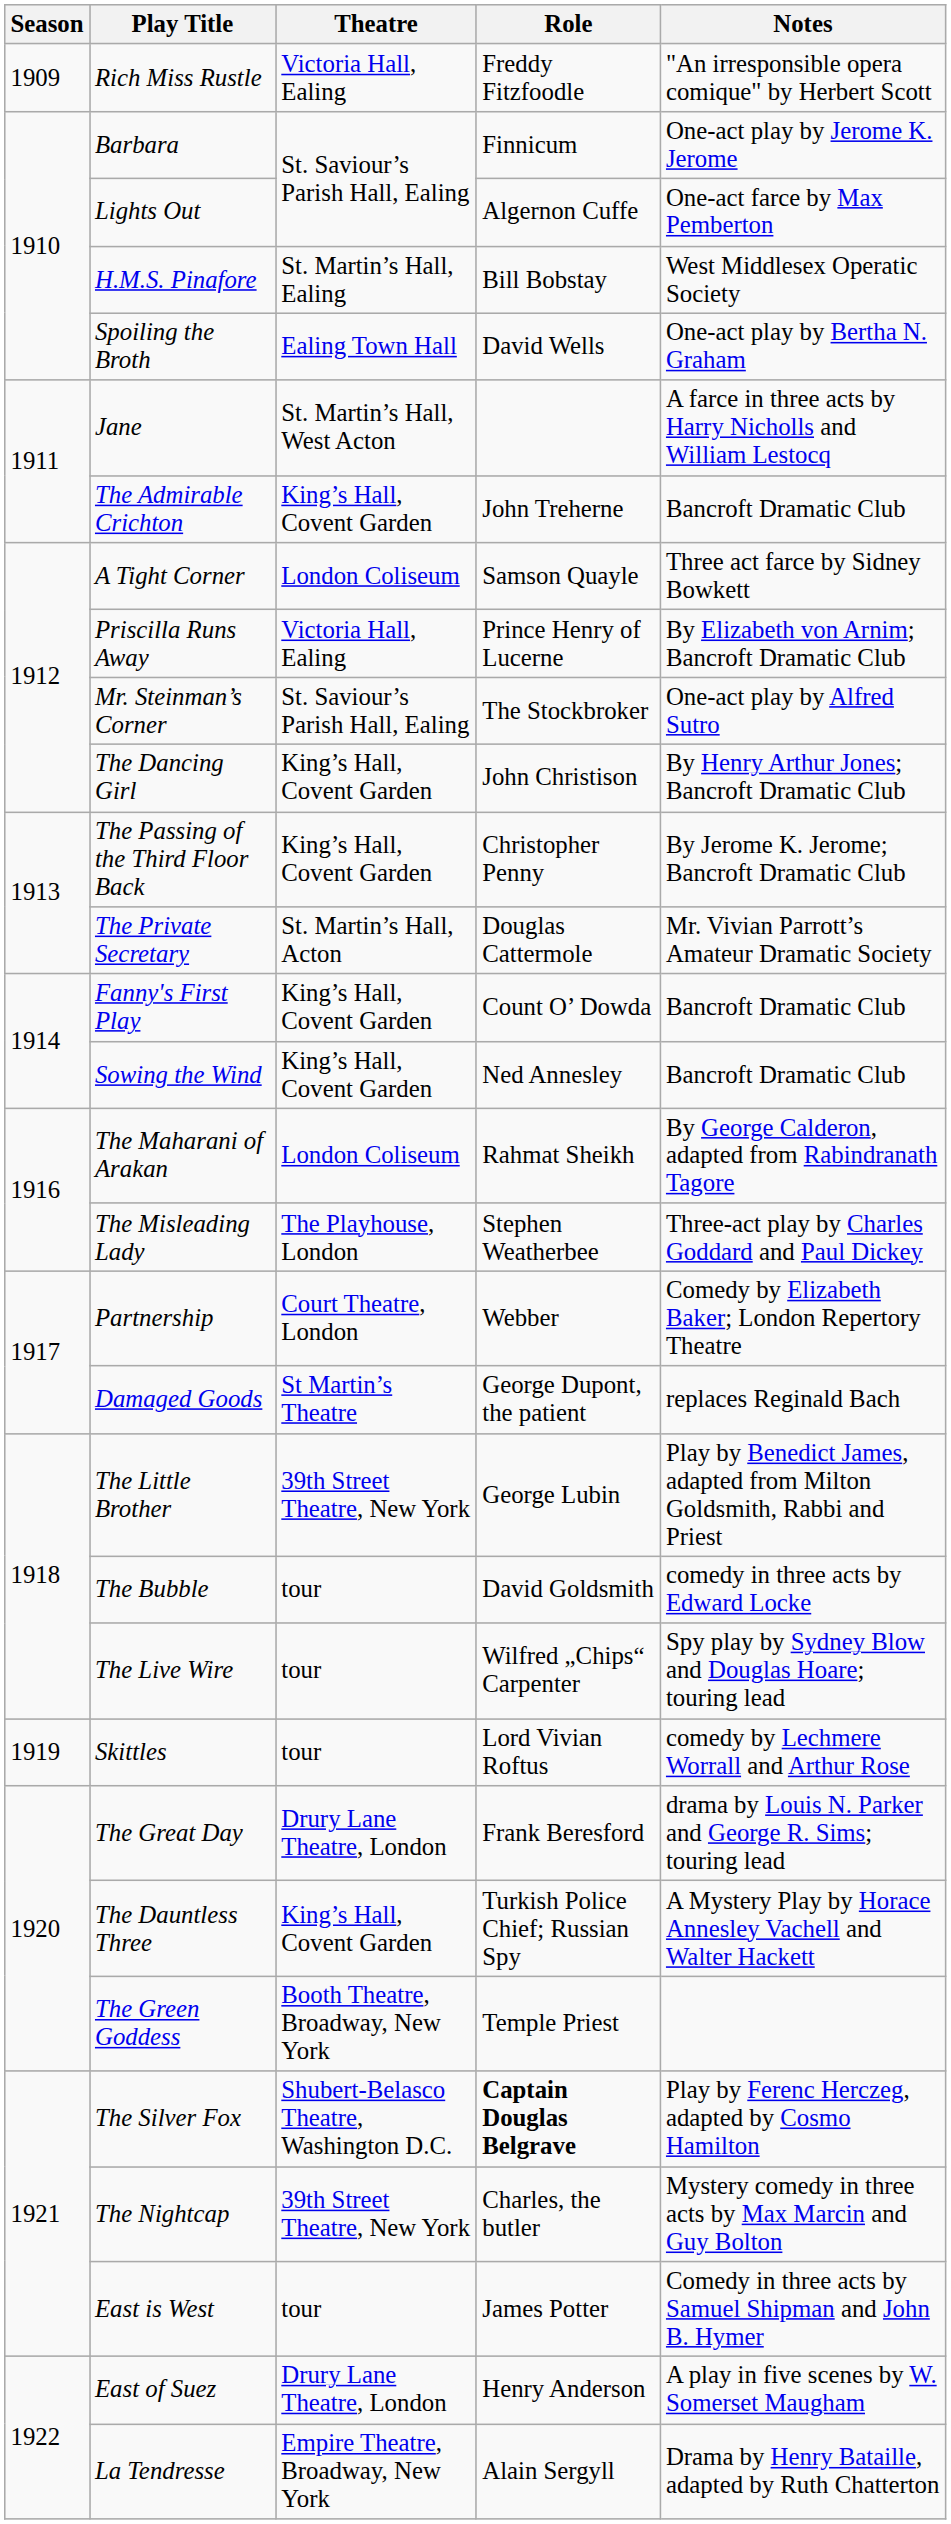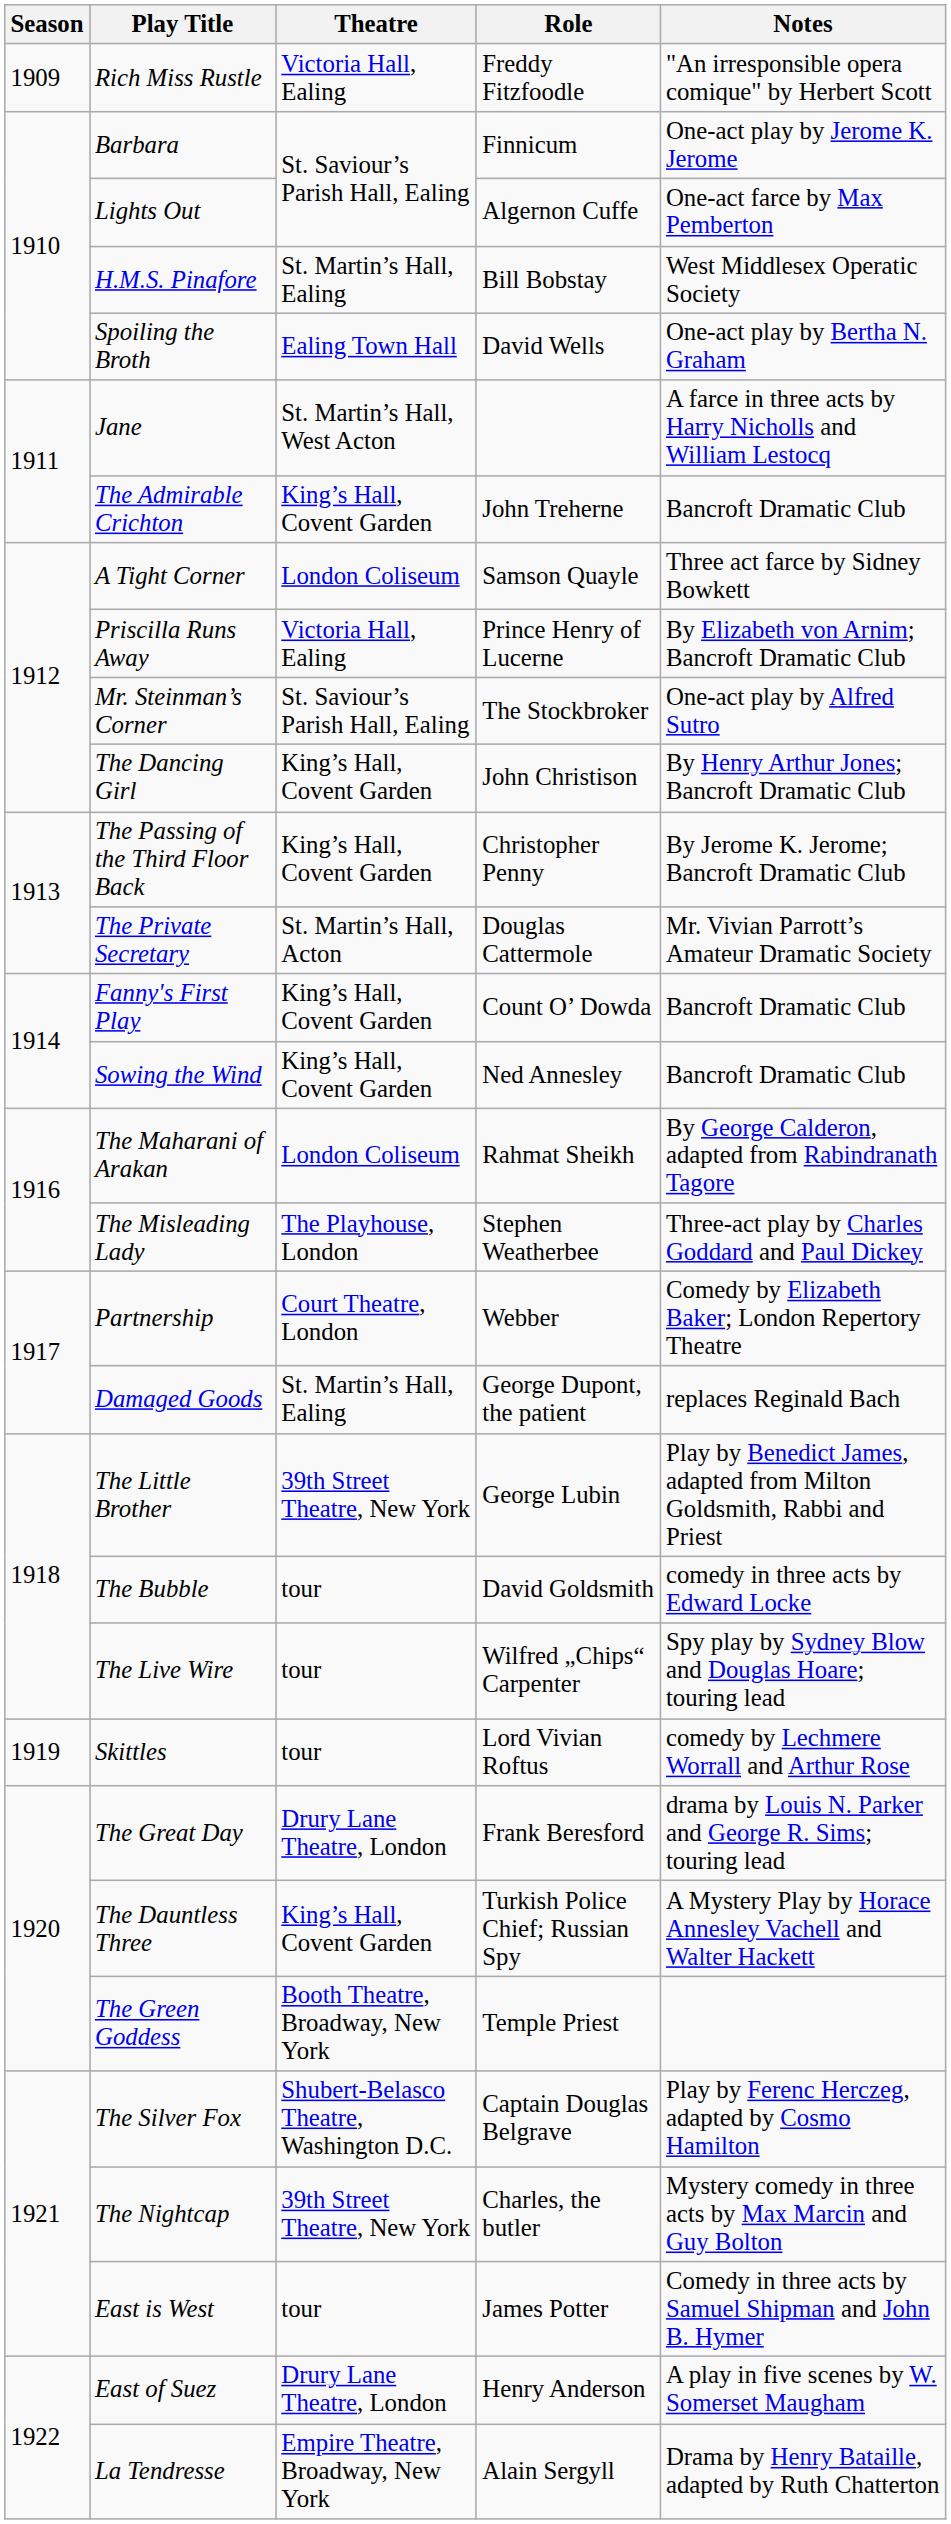(337, 1399) St Martin’s Theatre -> (367, 1399) St. Martin’s Hall, Ealing
(529, 2118) bold -> (565, 2118) normal
